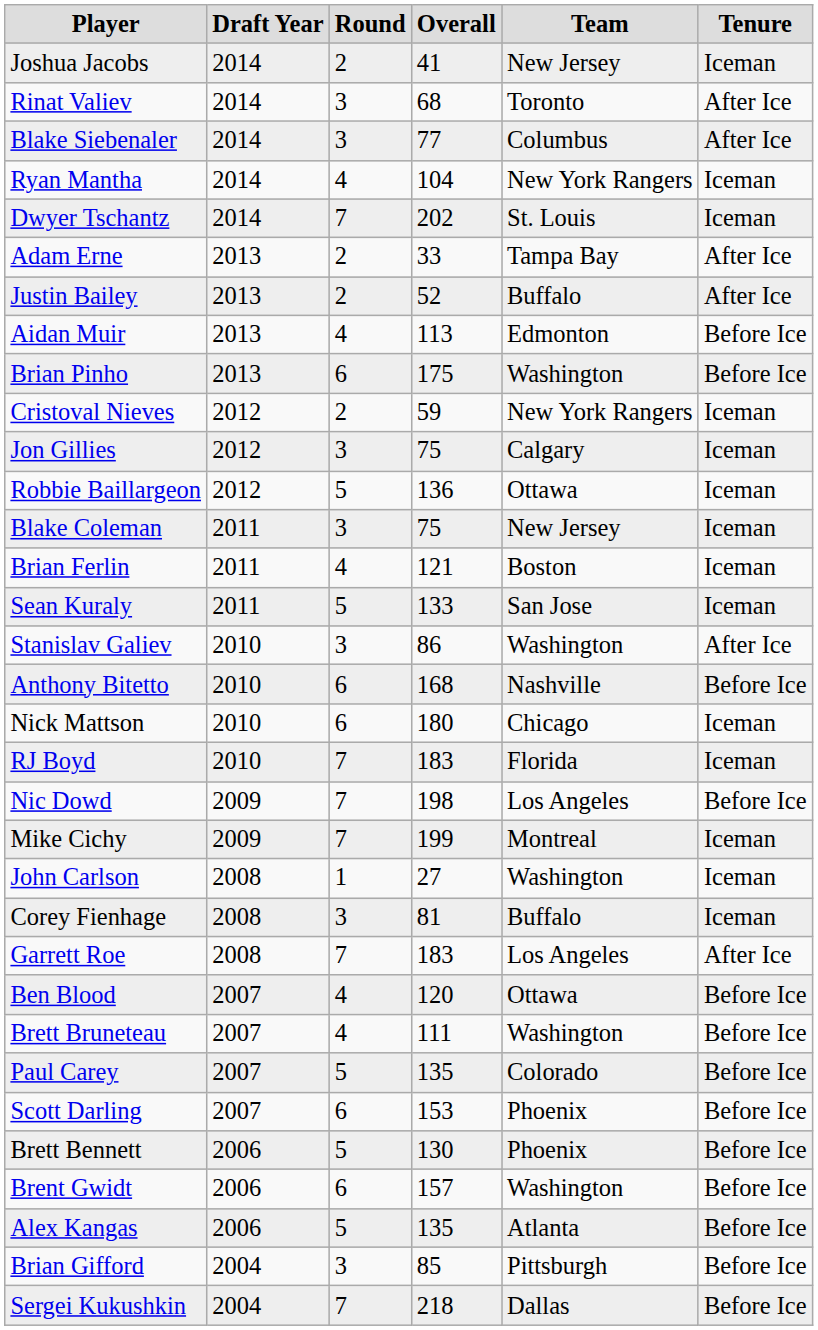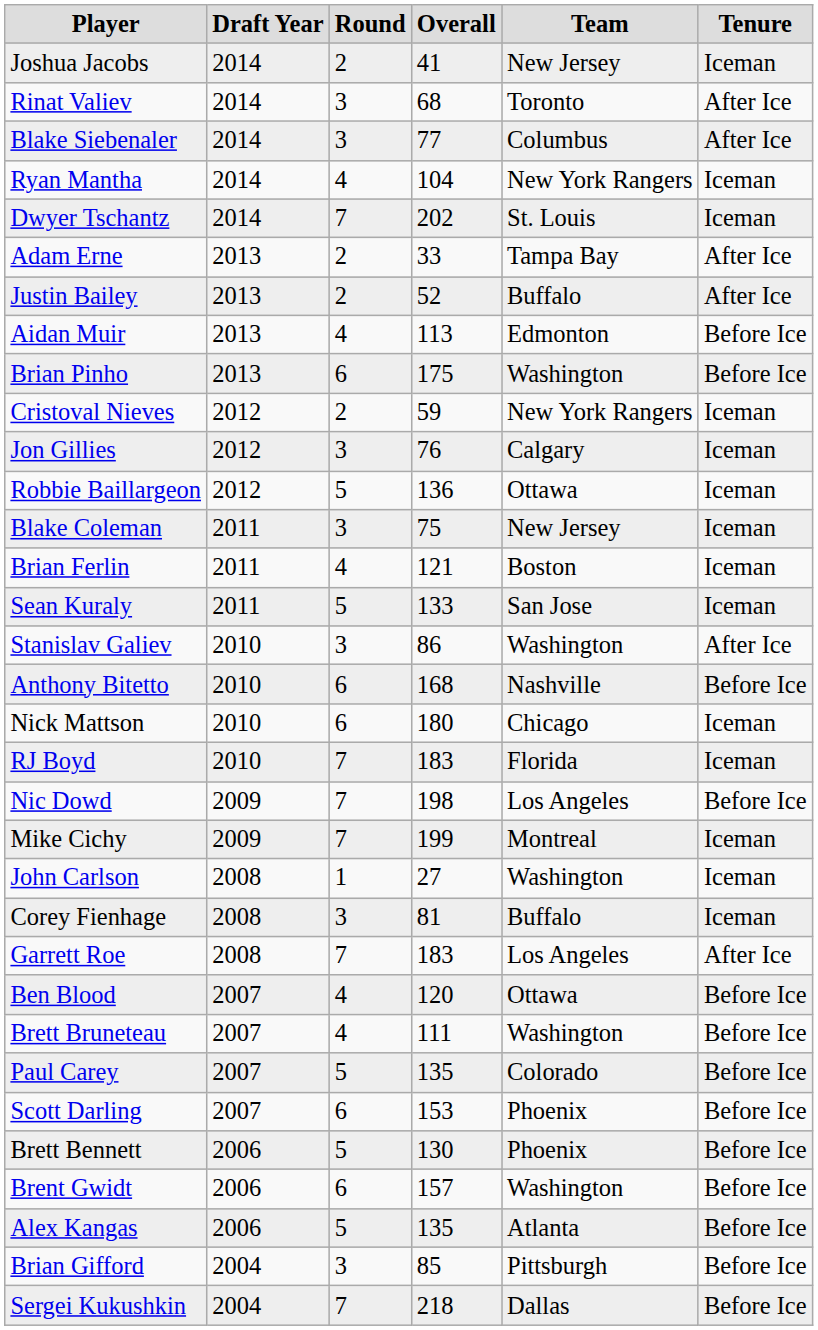(429, 450) 75 -> (429, 450) 76
